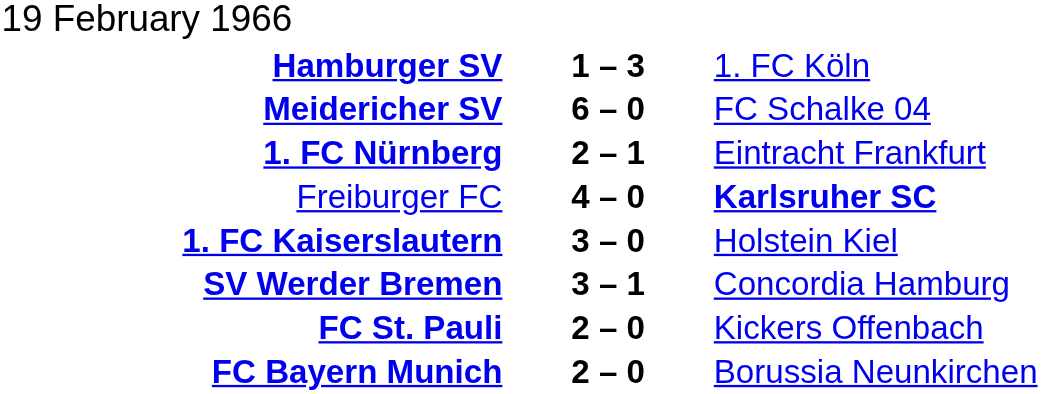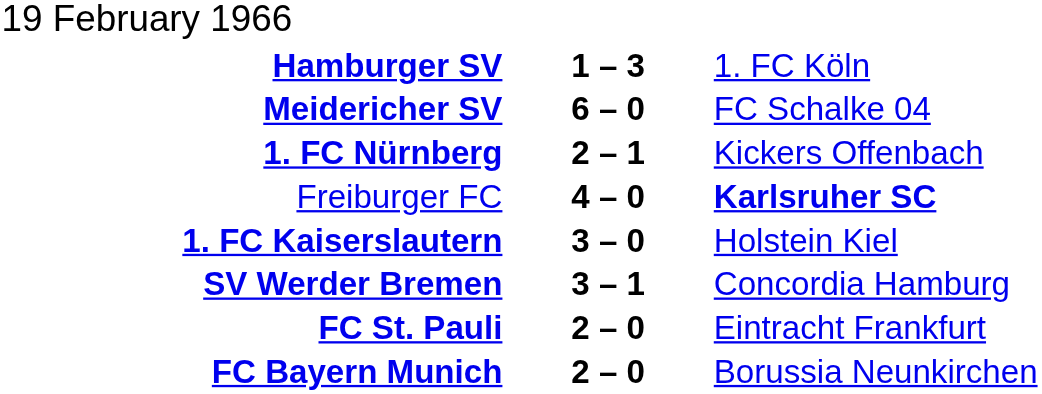(850, 153) Eintracht Frankfurt -> (849, 153) Kickers Offenbach
(849, 327) Kickers Offenbach -> (850, 327) Eintracht Frankfurt
